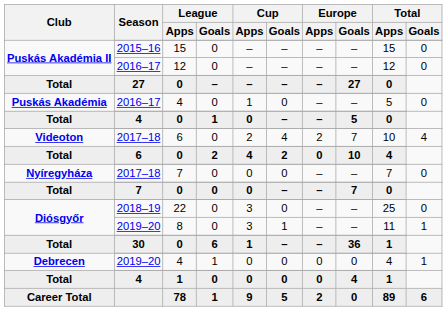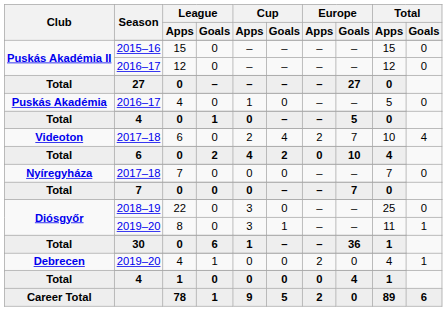(319, 262) 0 -> (319, 262) 2
